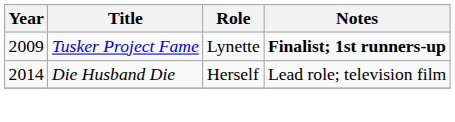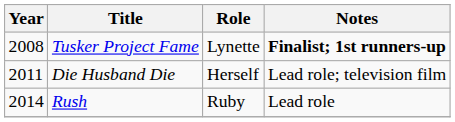(26, 46) 2009 -> (26, 46) 2008
(26, 74) 2014 -> (26, 74) 2011
+ row: (70, 102)
